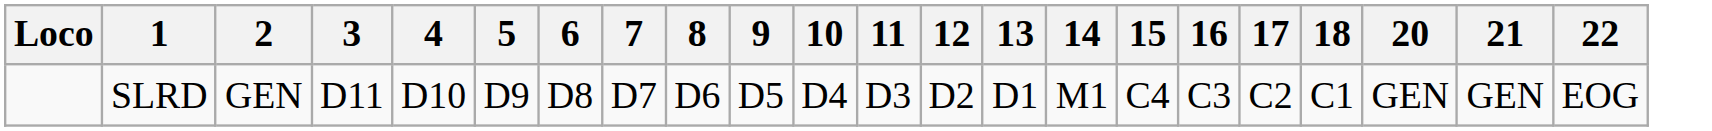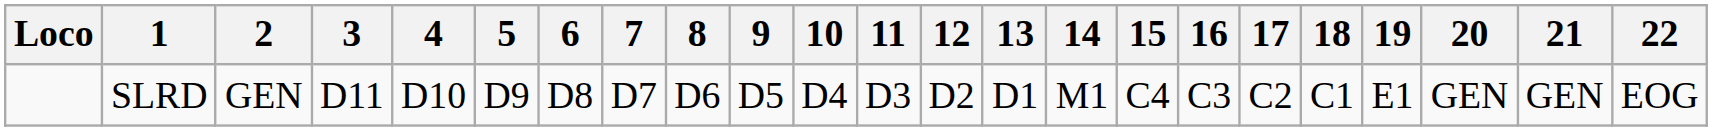+ column: (1392, 34)
